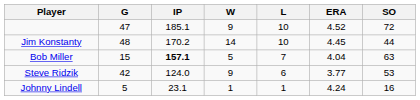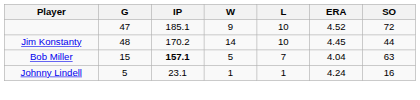- row: (51, 73)
